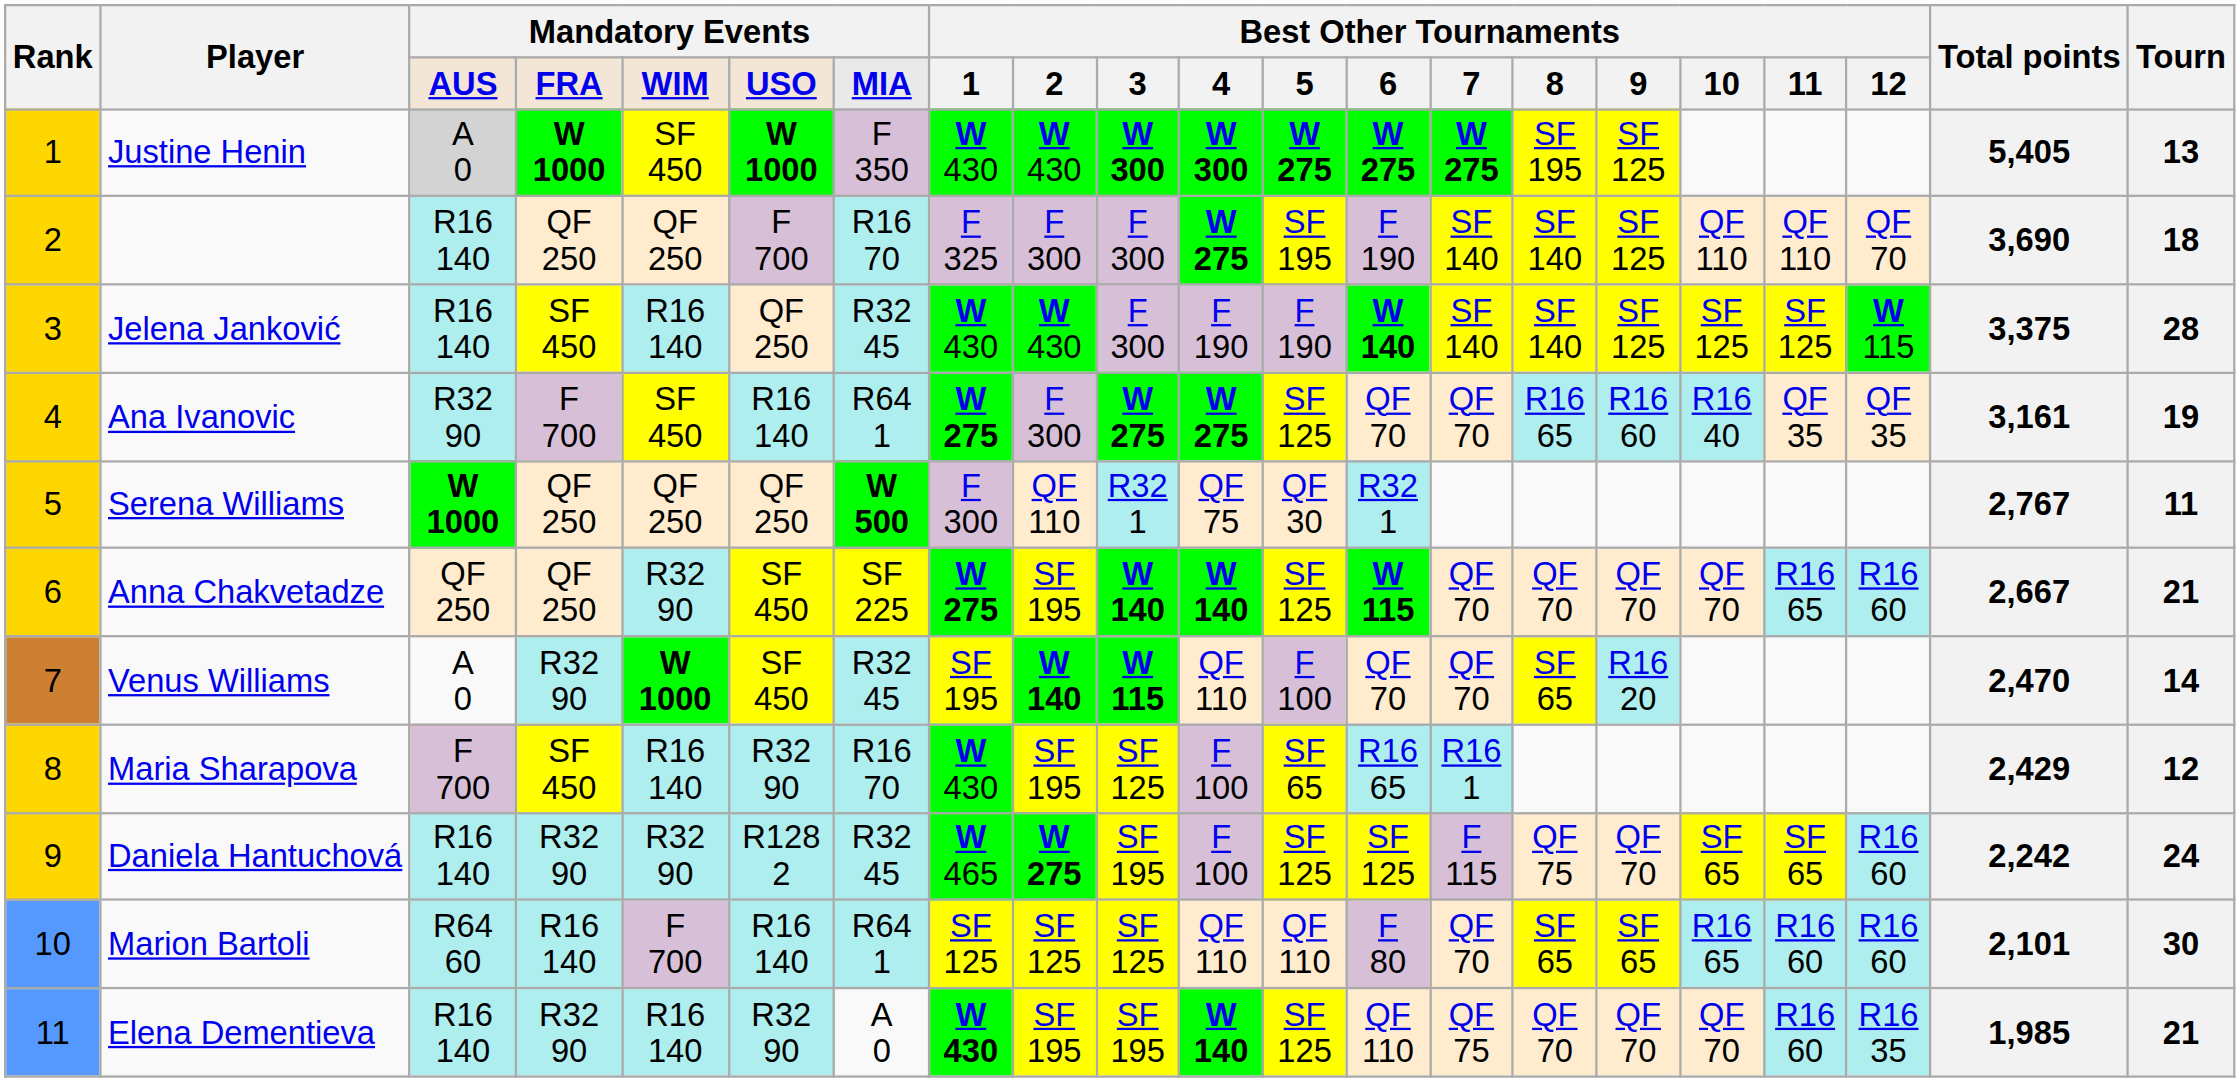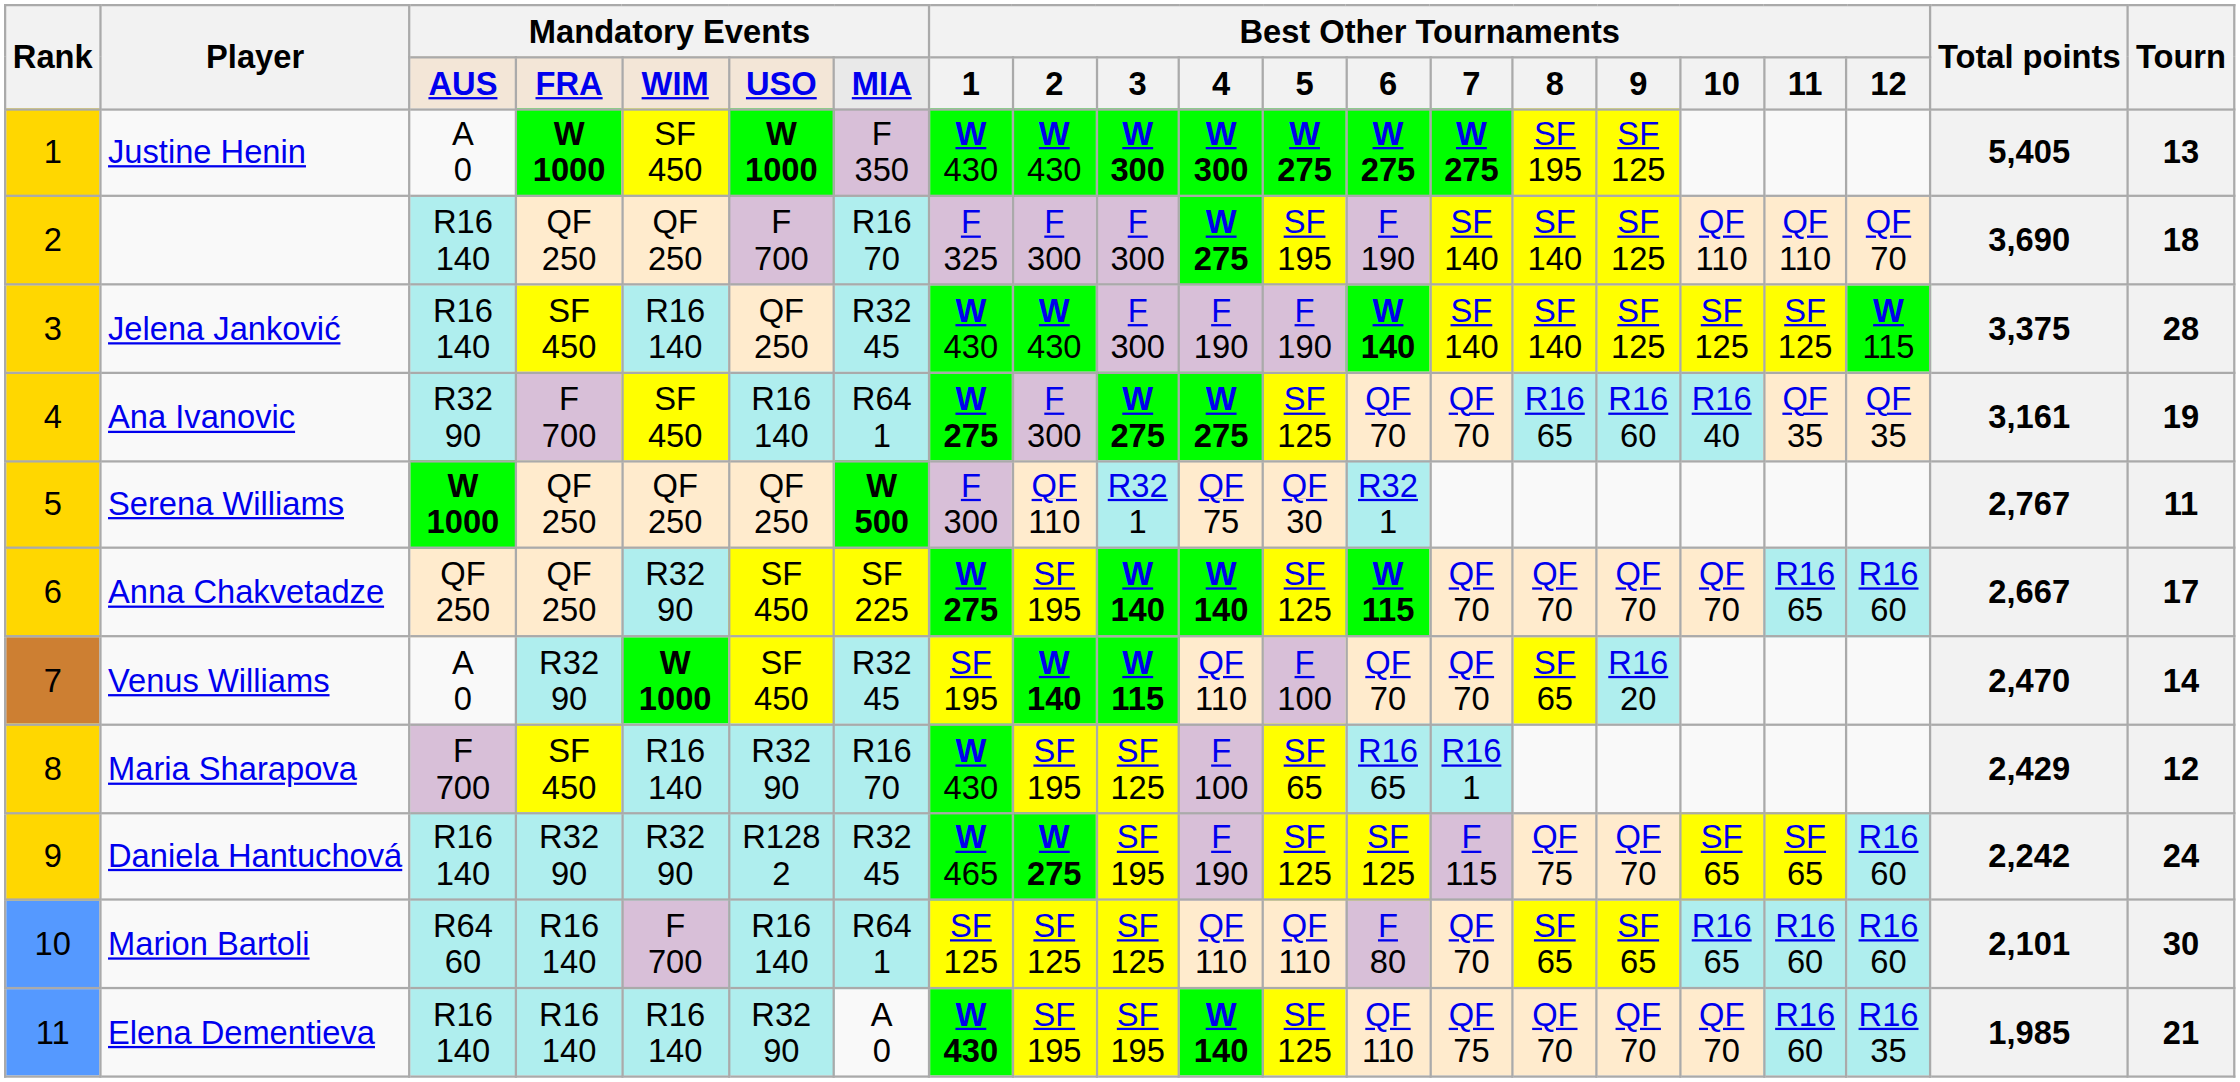(463, 153) lightgrey background -> (463, 153) no background
(2181, 593) 21 -> (2181, 593) 17
(1221, 856) F 100 -> (1221, 856) F 190
(569, 1032) R32 90 -> (569, 1032) R16 140
